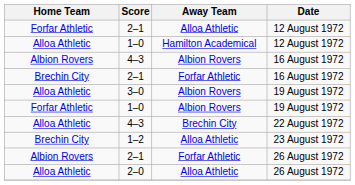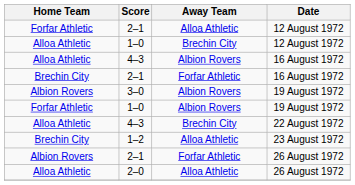(209, 44) Hamilton Academical -> (209, 44) Brechin City
(62, 60) Albion Rovers -> (62, 60) Alloa Athletic
(62, 92) Alloa Athletic -> (62, 92) Albion Rovers
